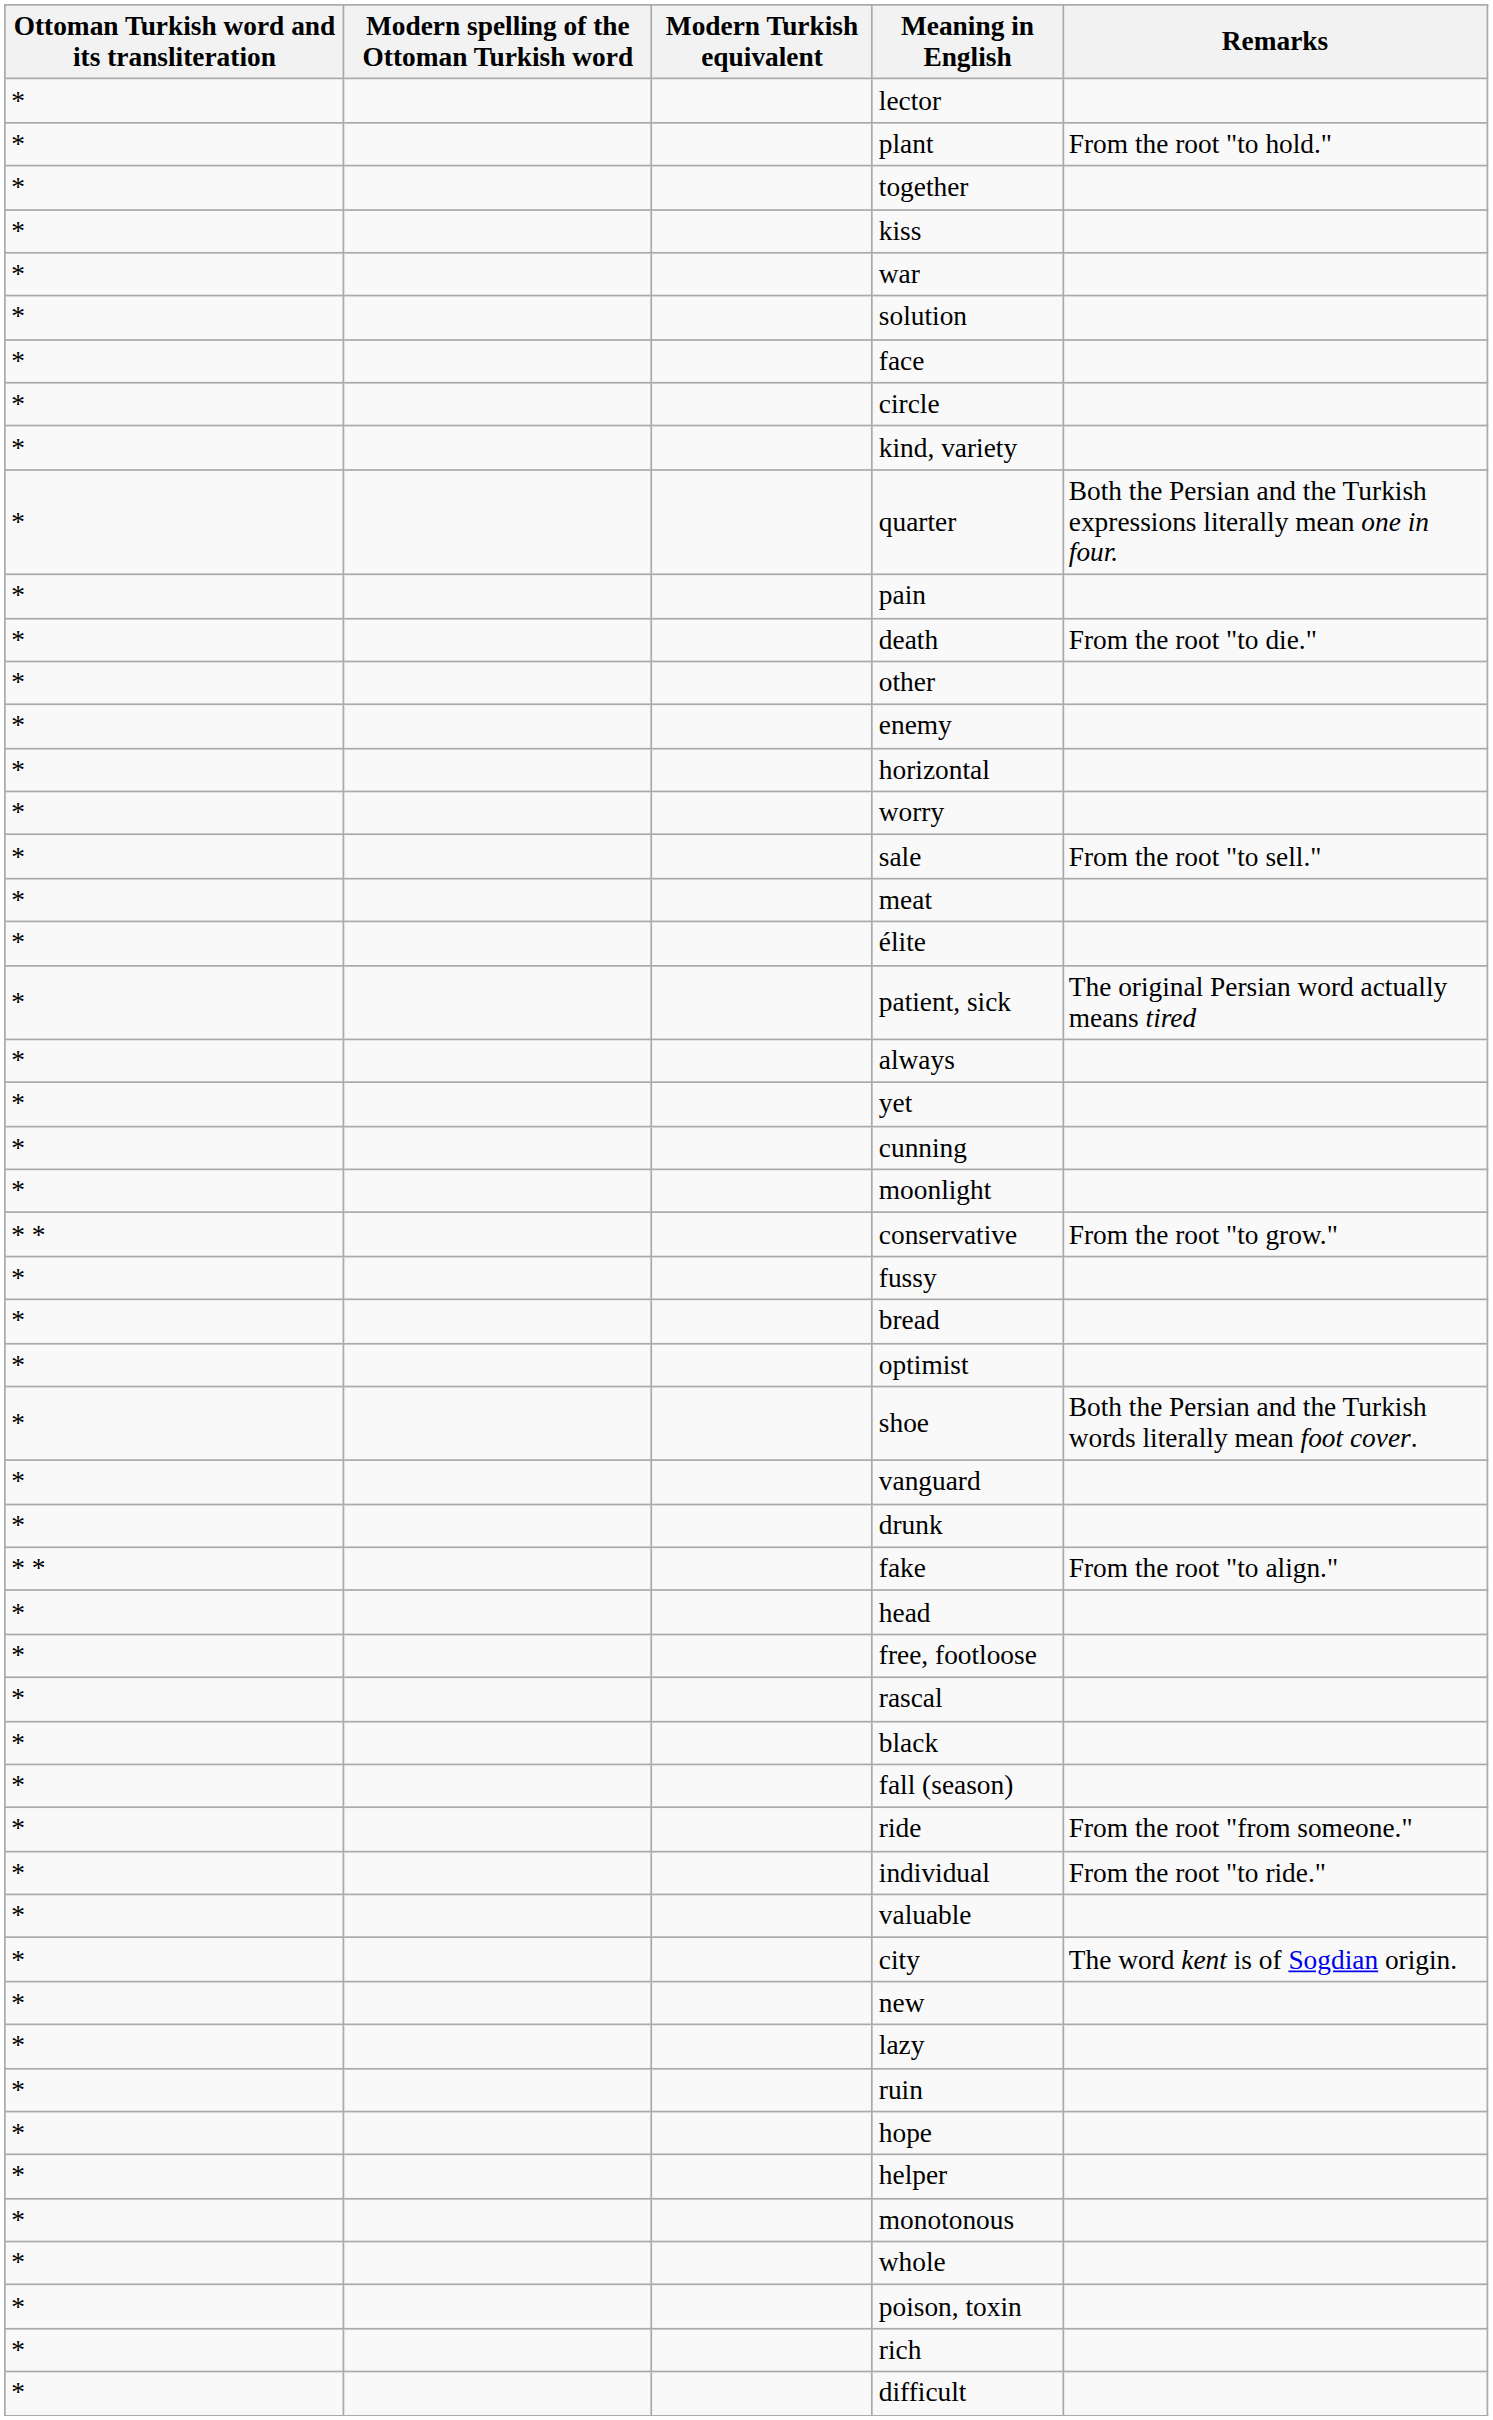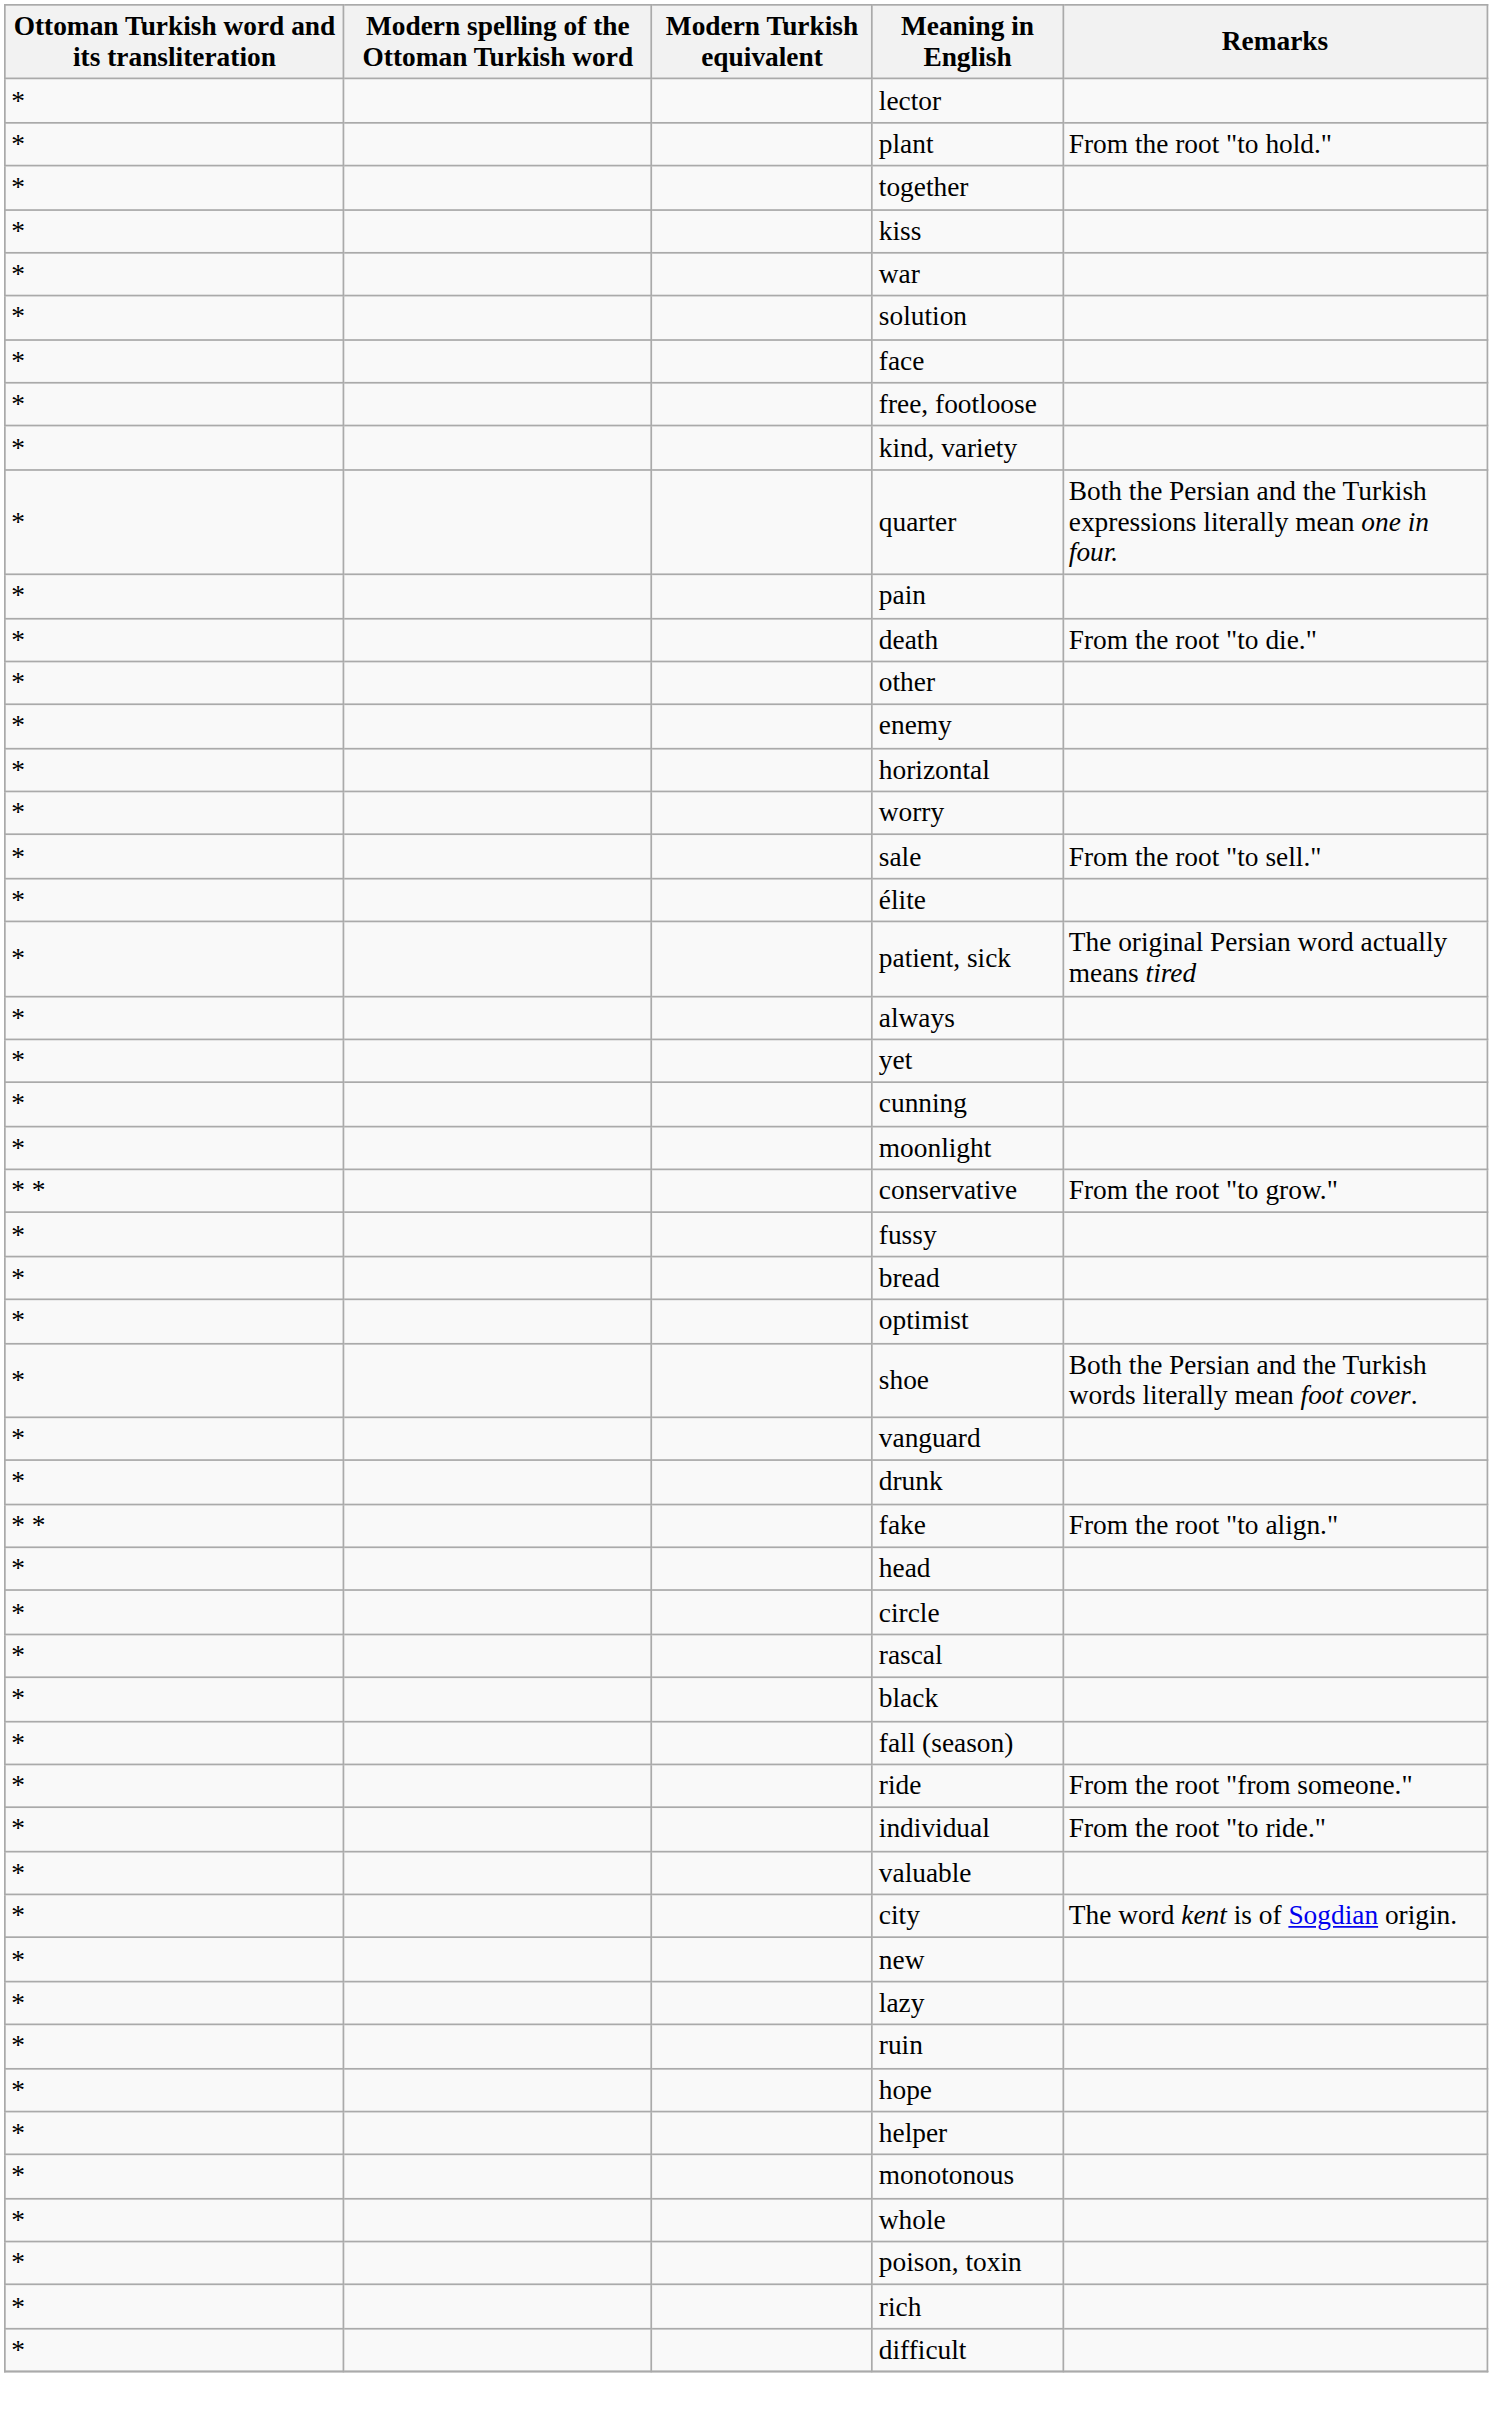rows swapped: (909, 404) <-> (958, 1655)
- row: (905, 899)
